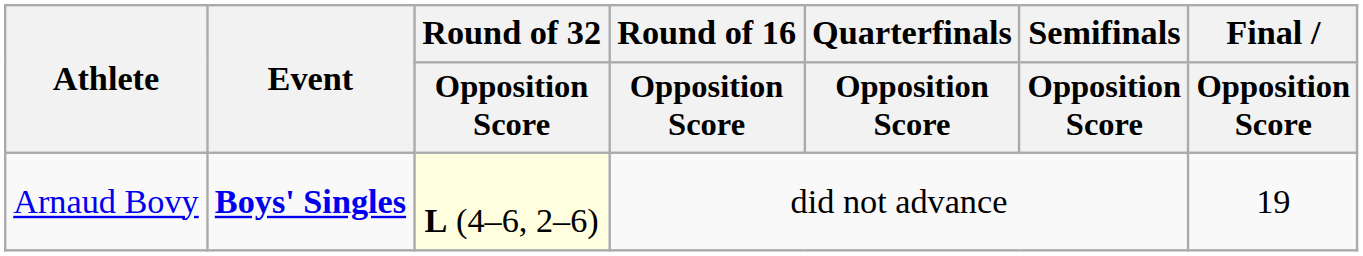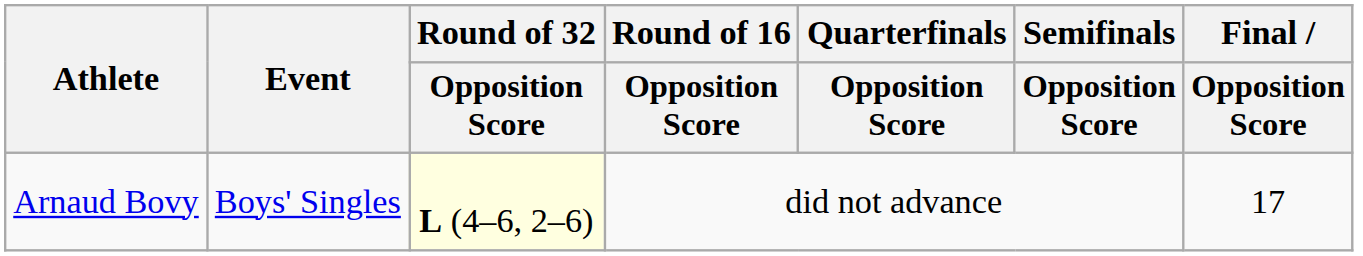(310, 201) bold -> (308, 201) normal
(1273, 201) 19 -> (1268, 201) 17
